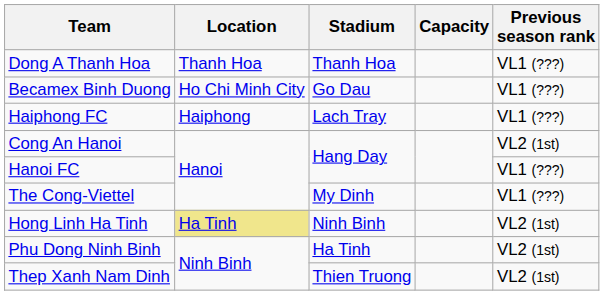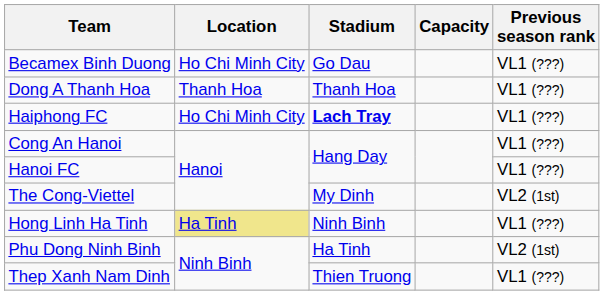rows swapped: (90, 90) <-> (79, 63)
(215, 116) Haiphong -> (242, 116) Ho Chi Minh City
(349, 116) normal -> (352, 116) bold
(528, 143) VL2 (1st) -> (531, 143) VL1 (???)
(531, 196) VL1 (???) -> (528, 196) VL2 (1st)
(528, 223) VL2 (1st) -> (531, 223) VL1 (???)
(528, 276) VL2 (1st) -> (531, 276) VL1 (???)
